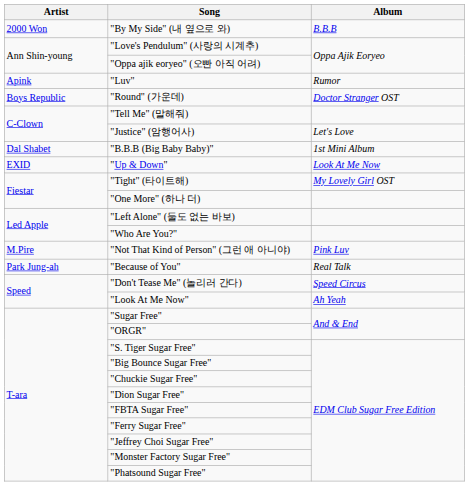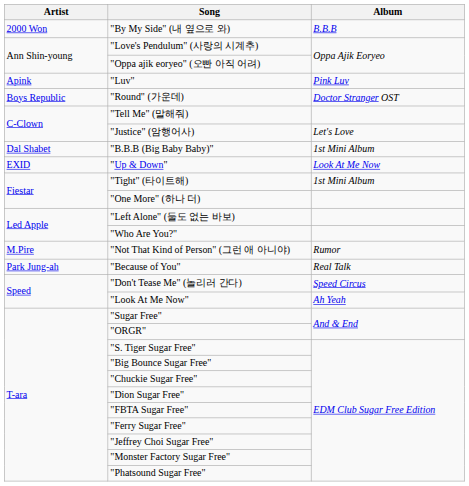(327, 80) Rumor -> (331, 80) Pink Luv
(354, 181) My Lovely Girl OST -> (344, 181) 1st Mini Album
(331, 250) Pink Luv -> (327, 250) Rumor
